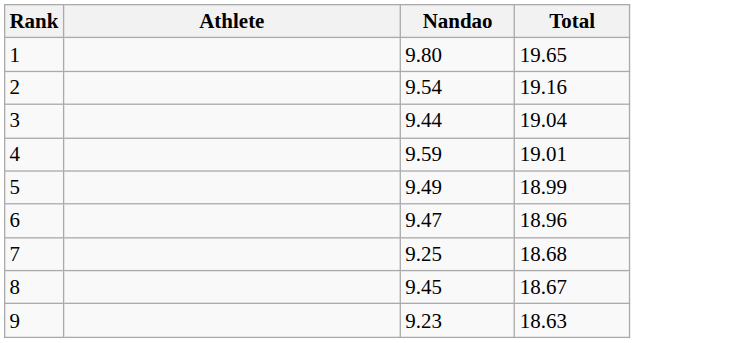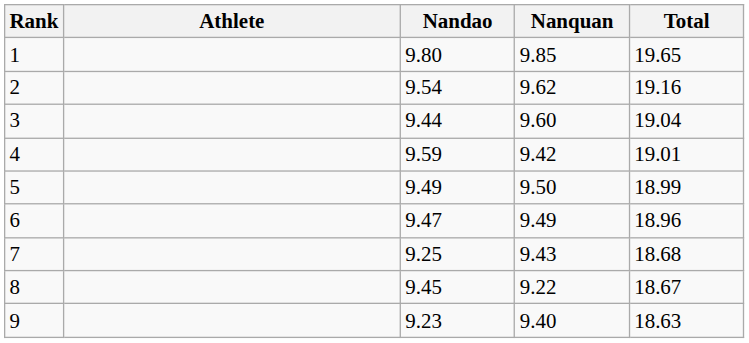+ column: (572, 21)
